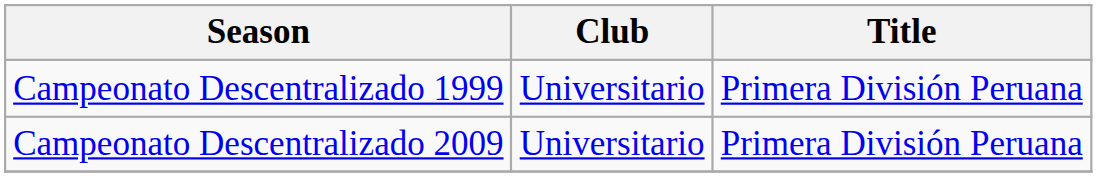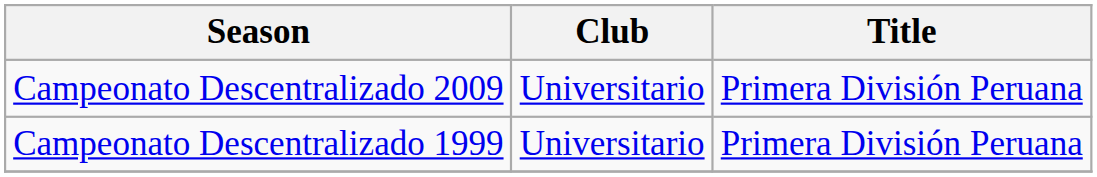rows swapped: (258, 87) <-> (258, 143)
